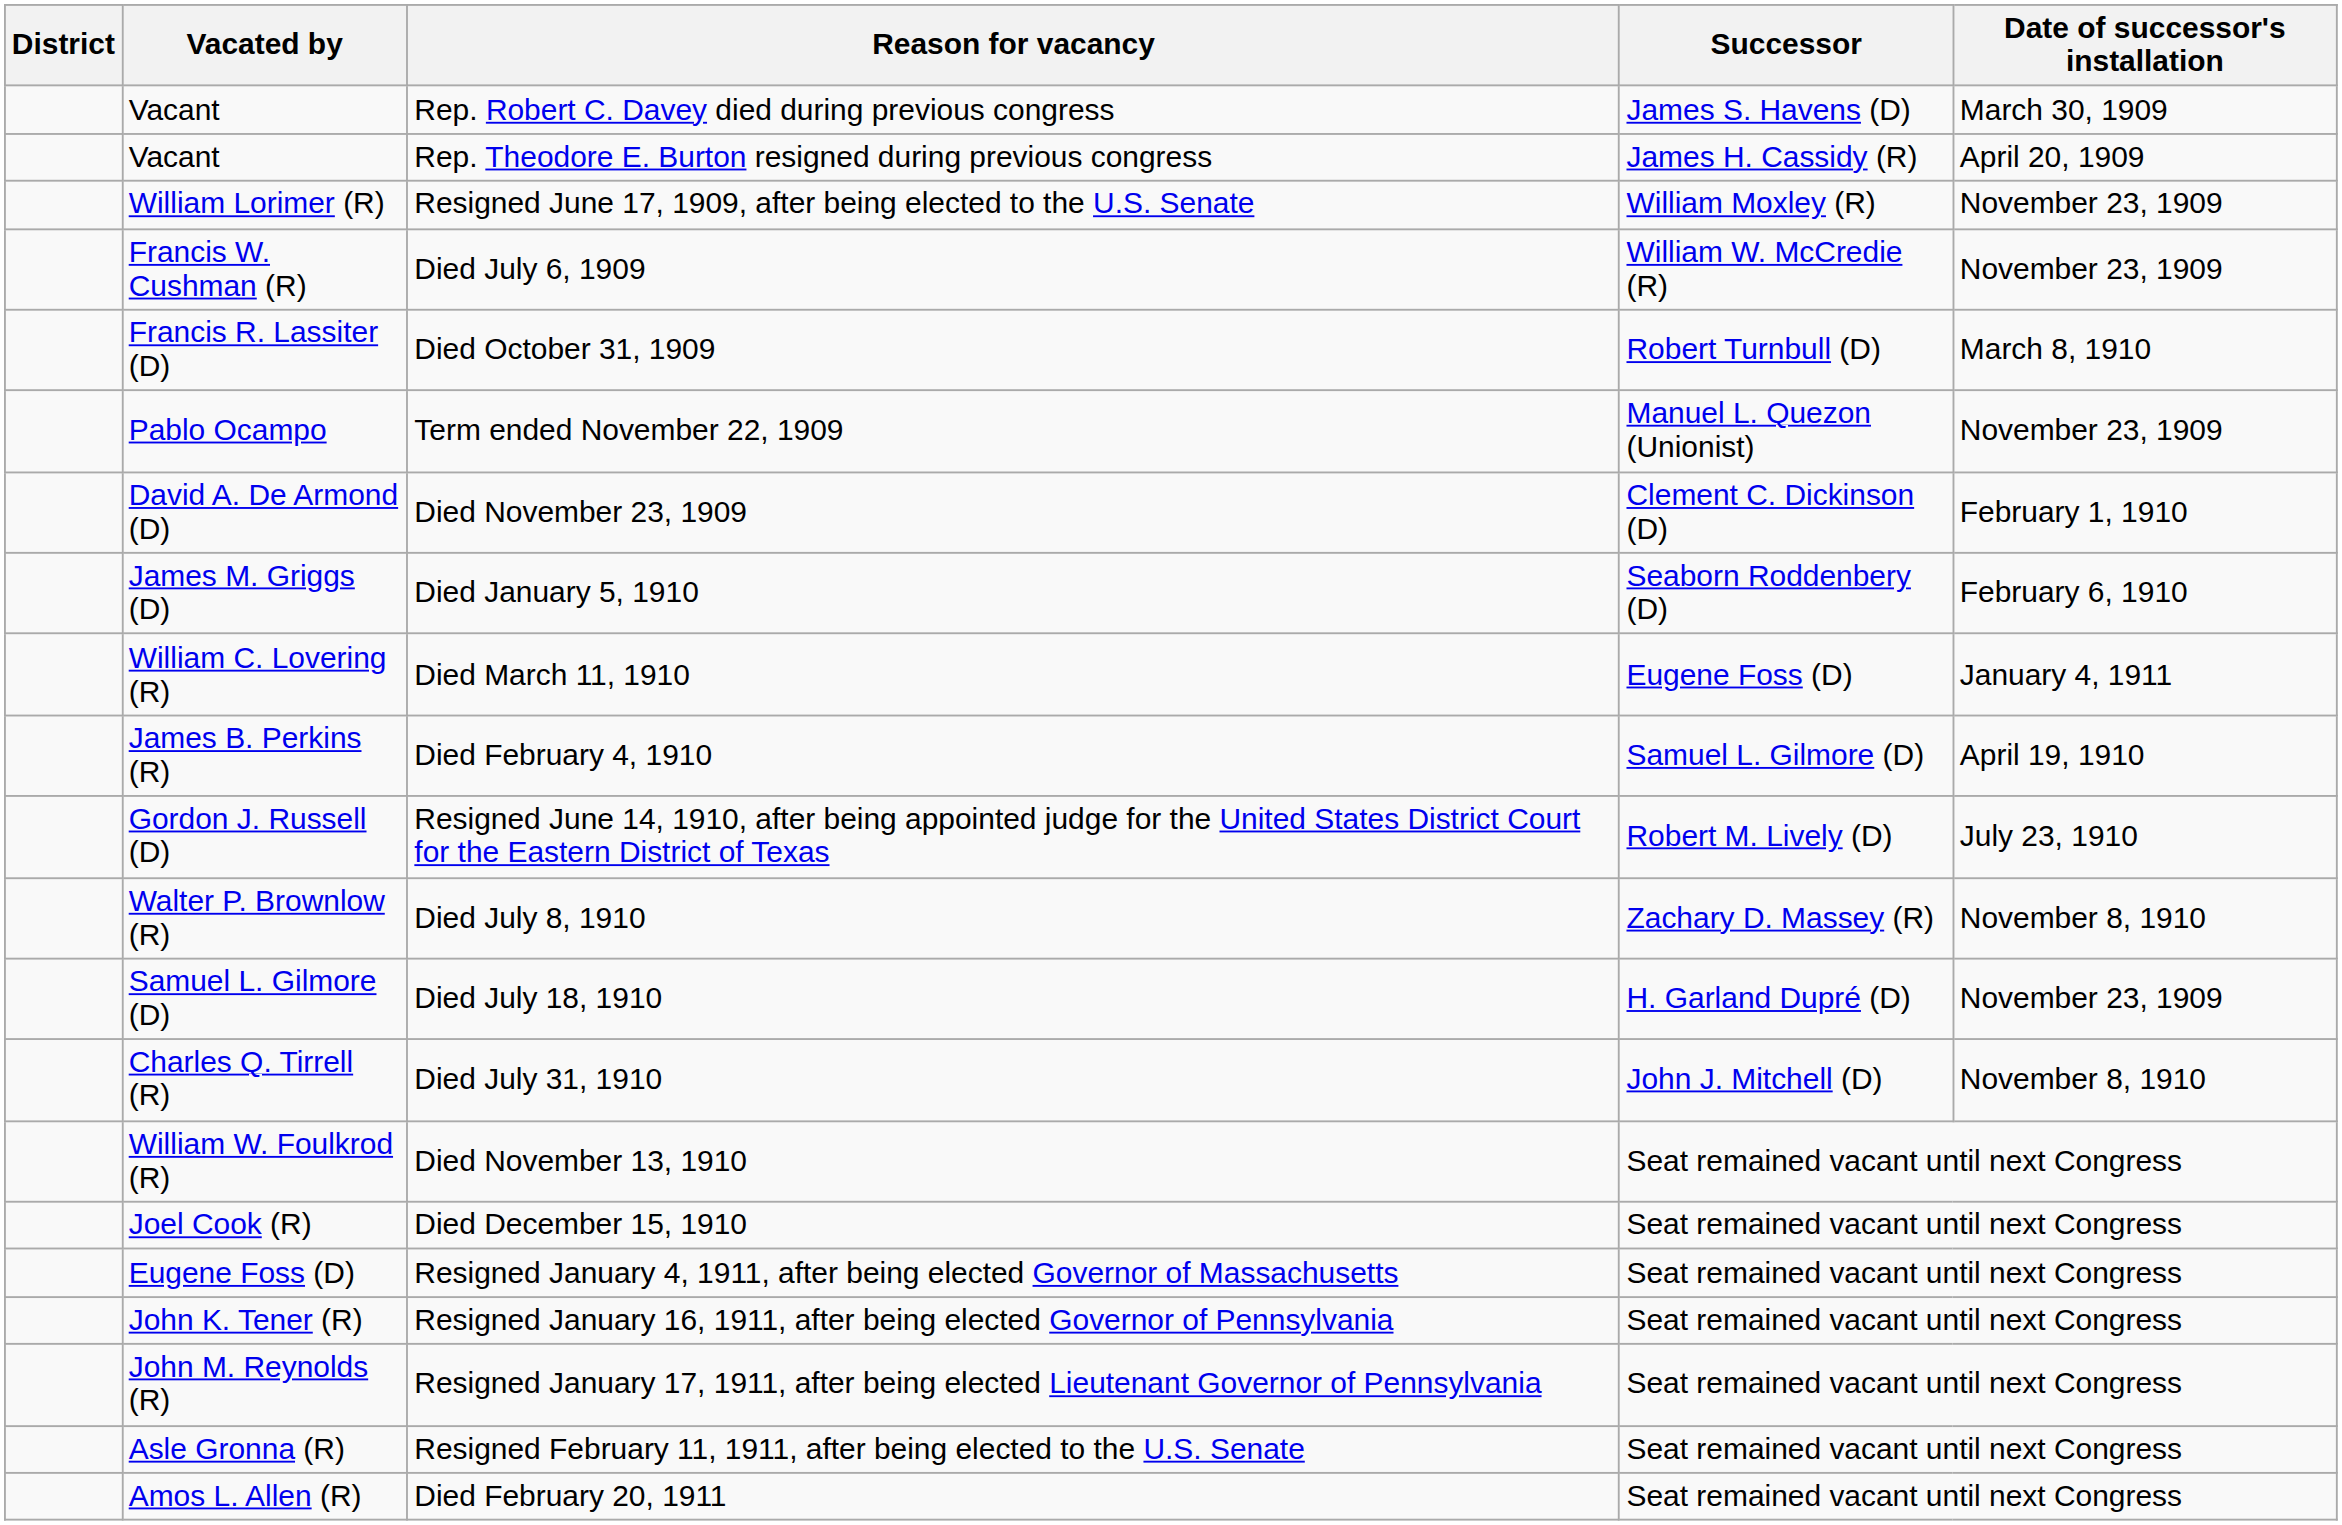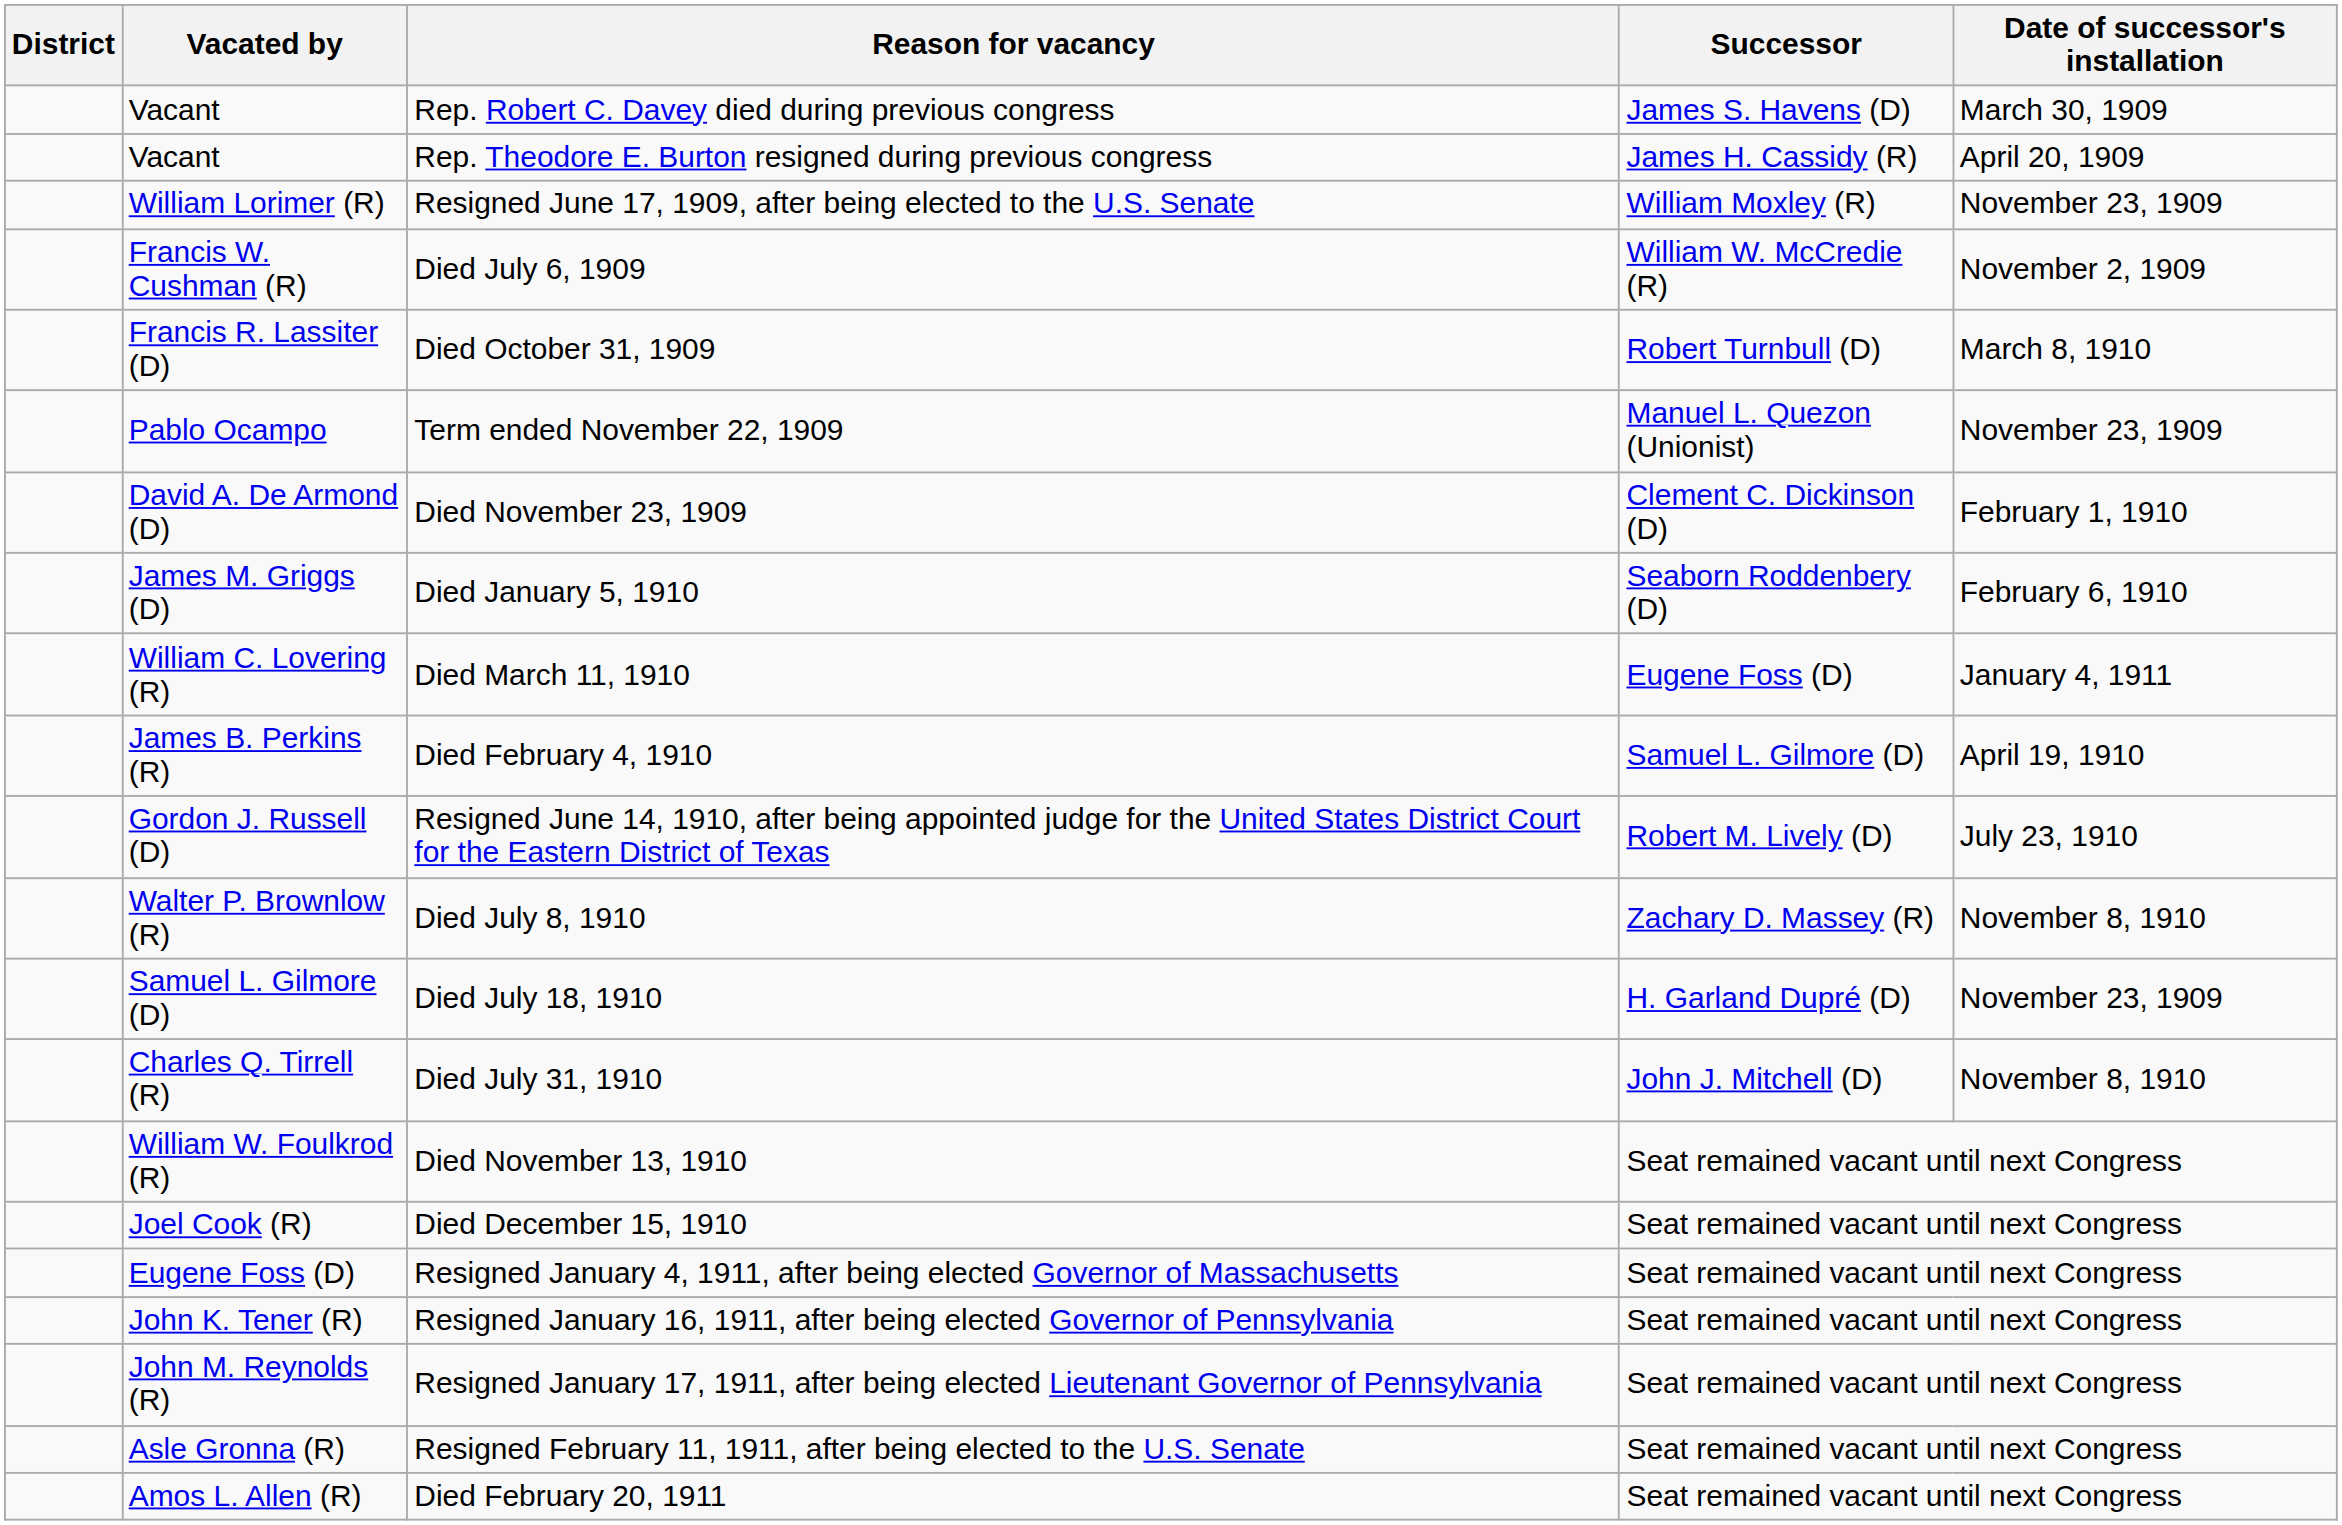(2091, 268) November 23, 1909 -> (2083, 268) November 2, 1909
